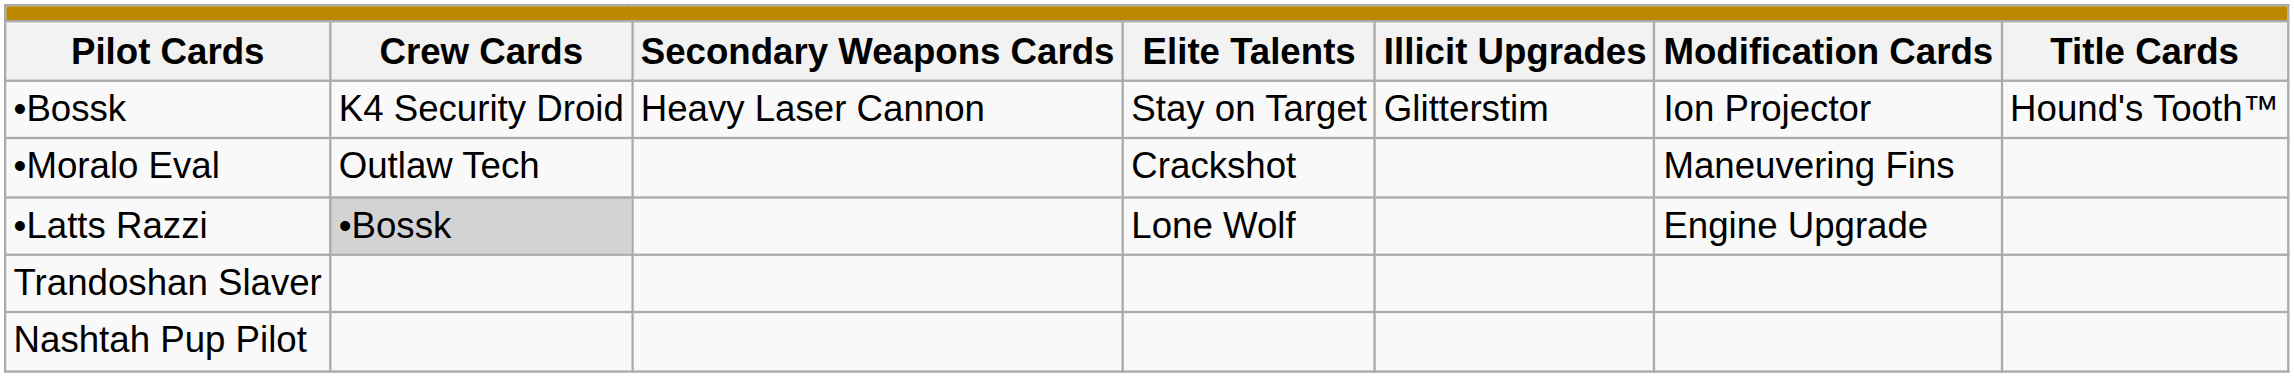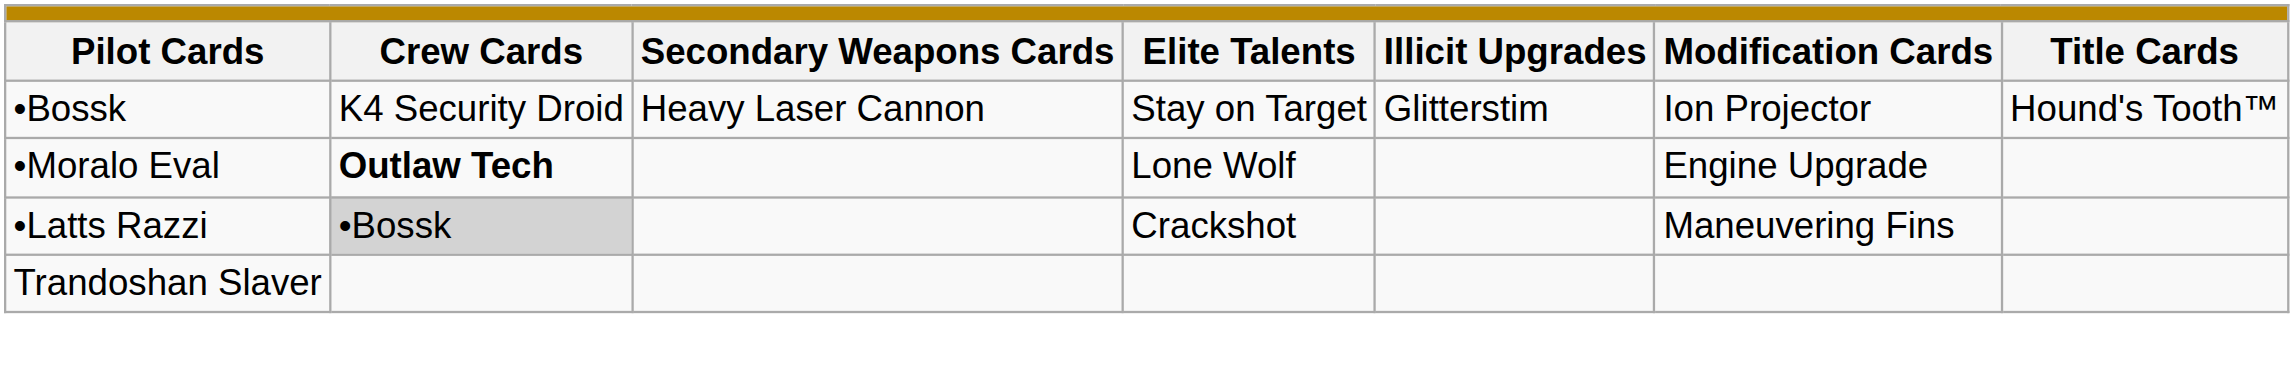(439, 166) normal -> (446, 166) bold
(1214, 166) Crackshot -> (1214, 166) Lone Wolf
(1809, 166) Maneuvering Fins -> (1796, 166) Engine Upgrade
(1214, 224) Lone Wolf -> (1214, 224) Crackshot
(1796, 224) Engine Upgrade -> (1809, 224) Maneuvering Fins
- row: (160, 340)
